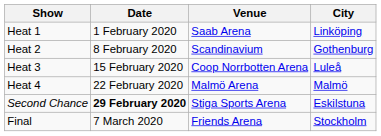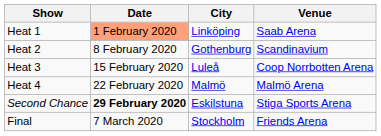columns swapped: (343, 13) <-> (250, 13)
(135, 31) no background -> (135, 31) lightsalmon background
